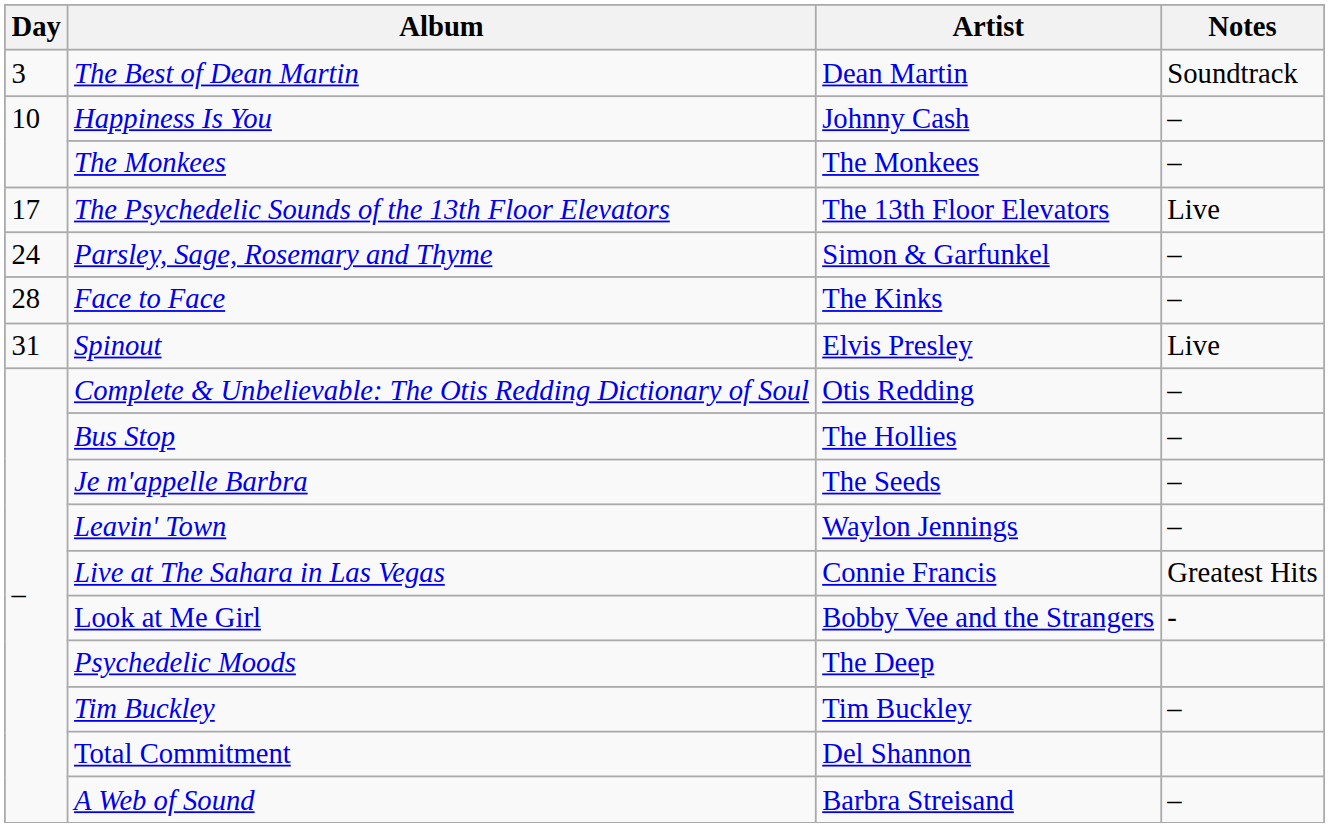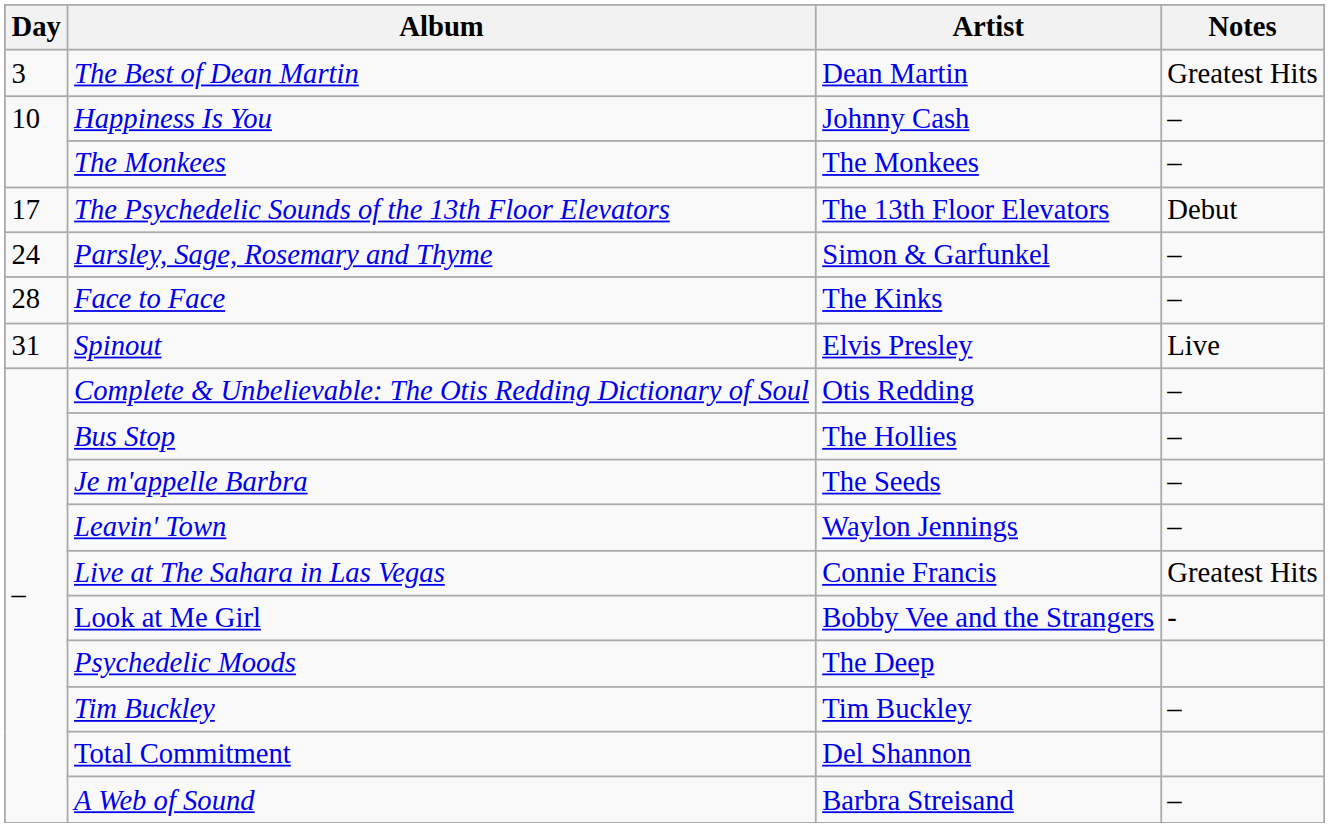(1233, 72) Soundtrack -> (1243, 72) Greatest Hits
(1194, 208) Live -> (1202, 208) Debut
